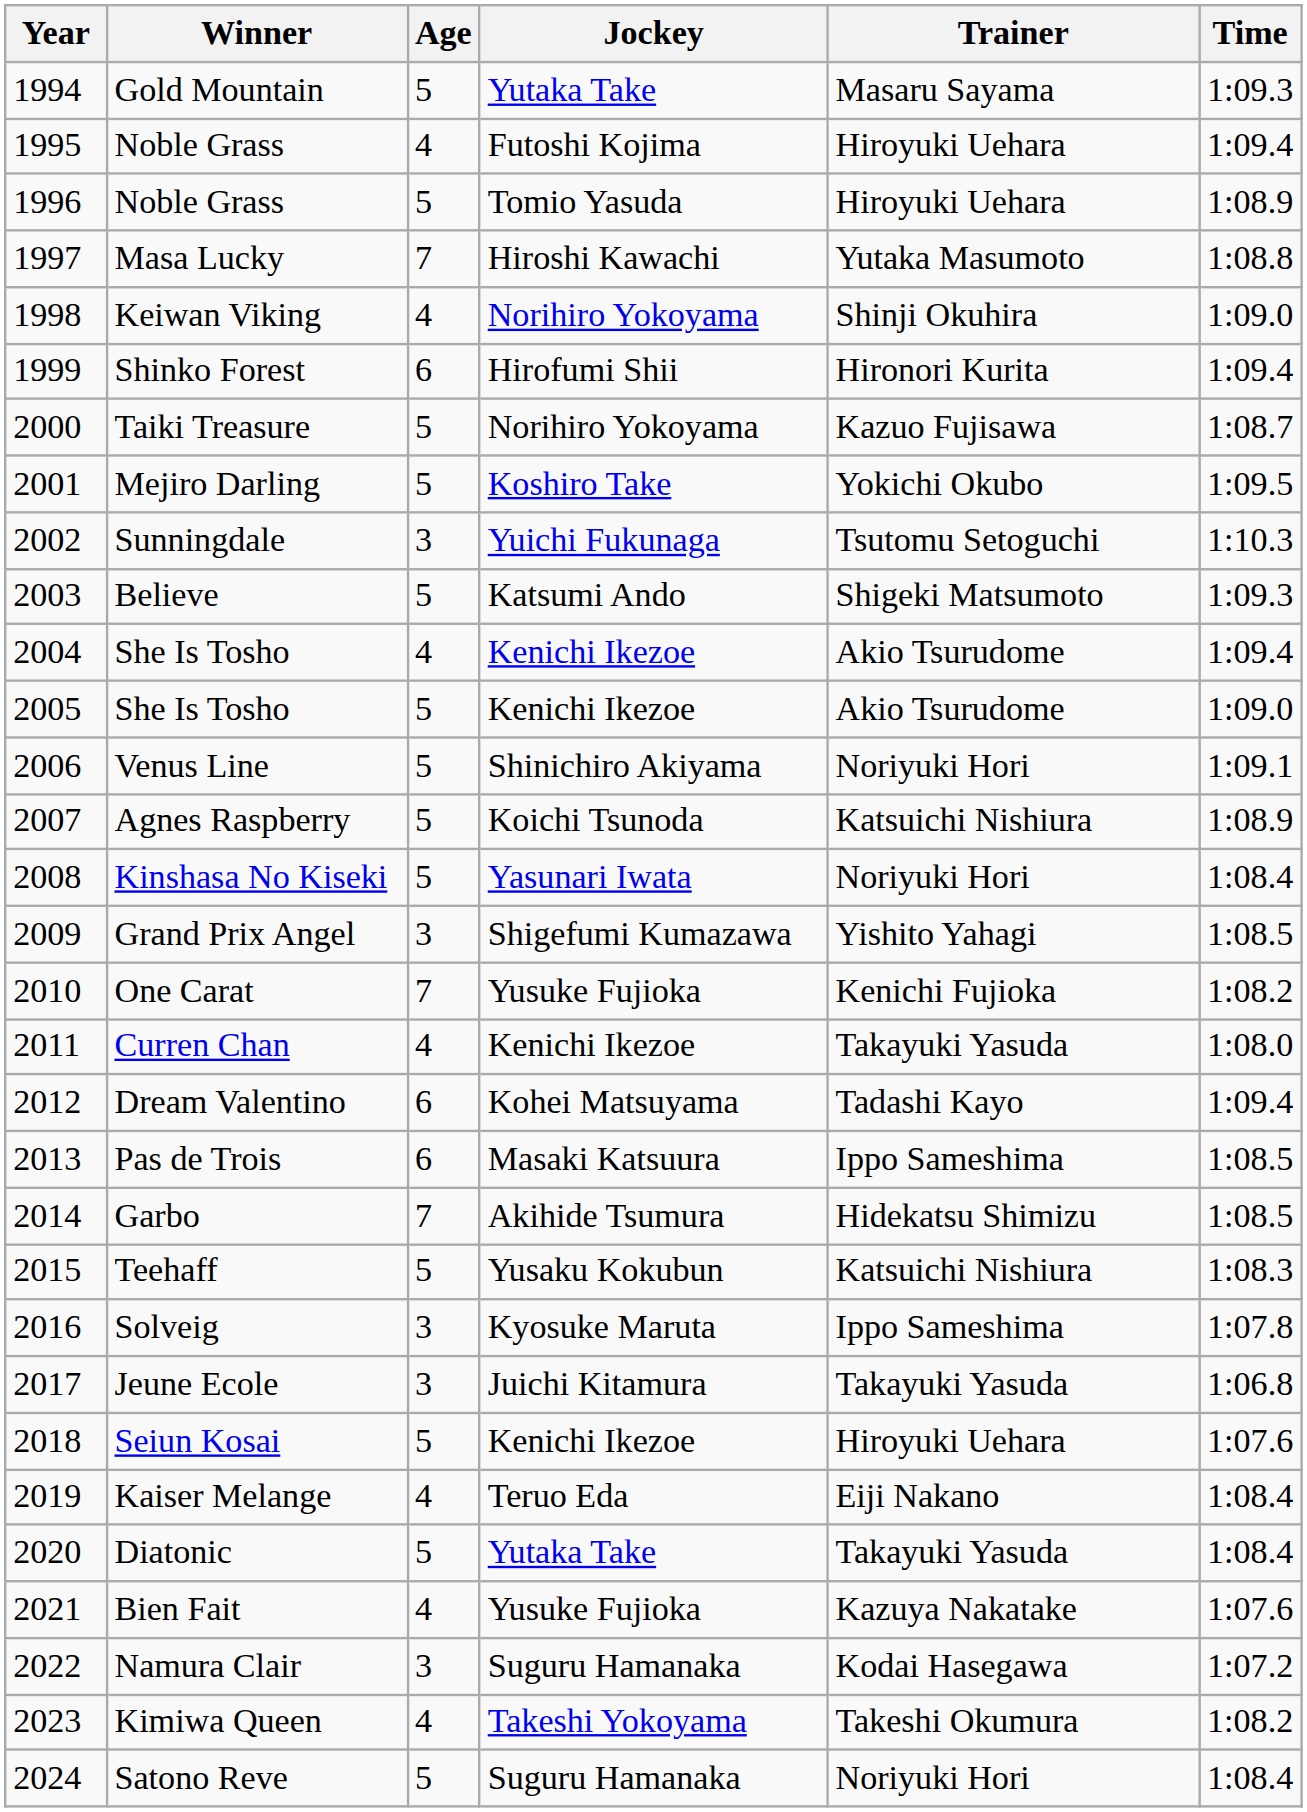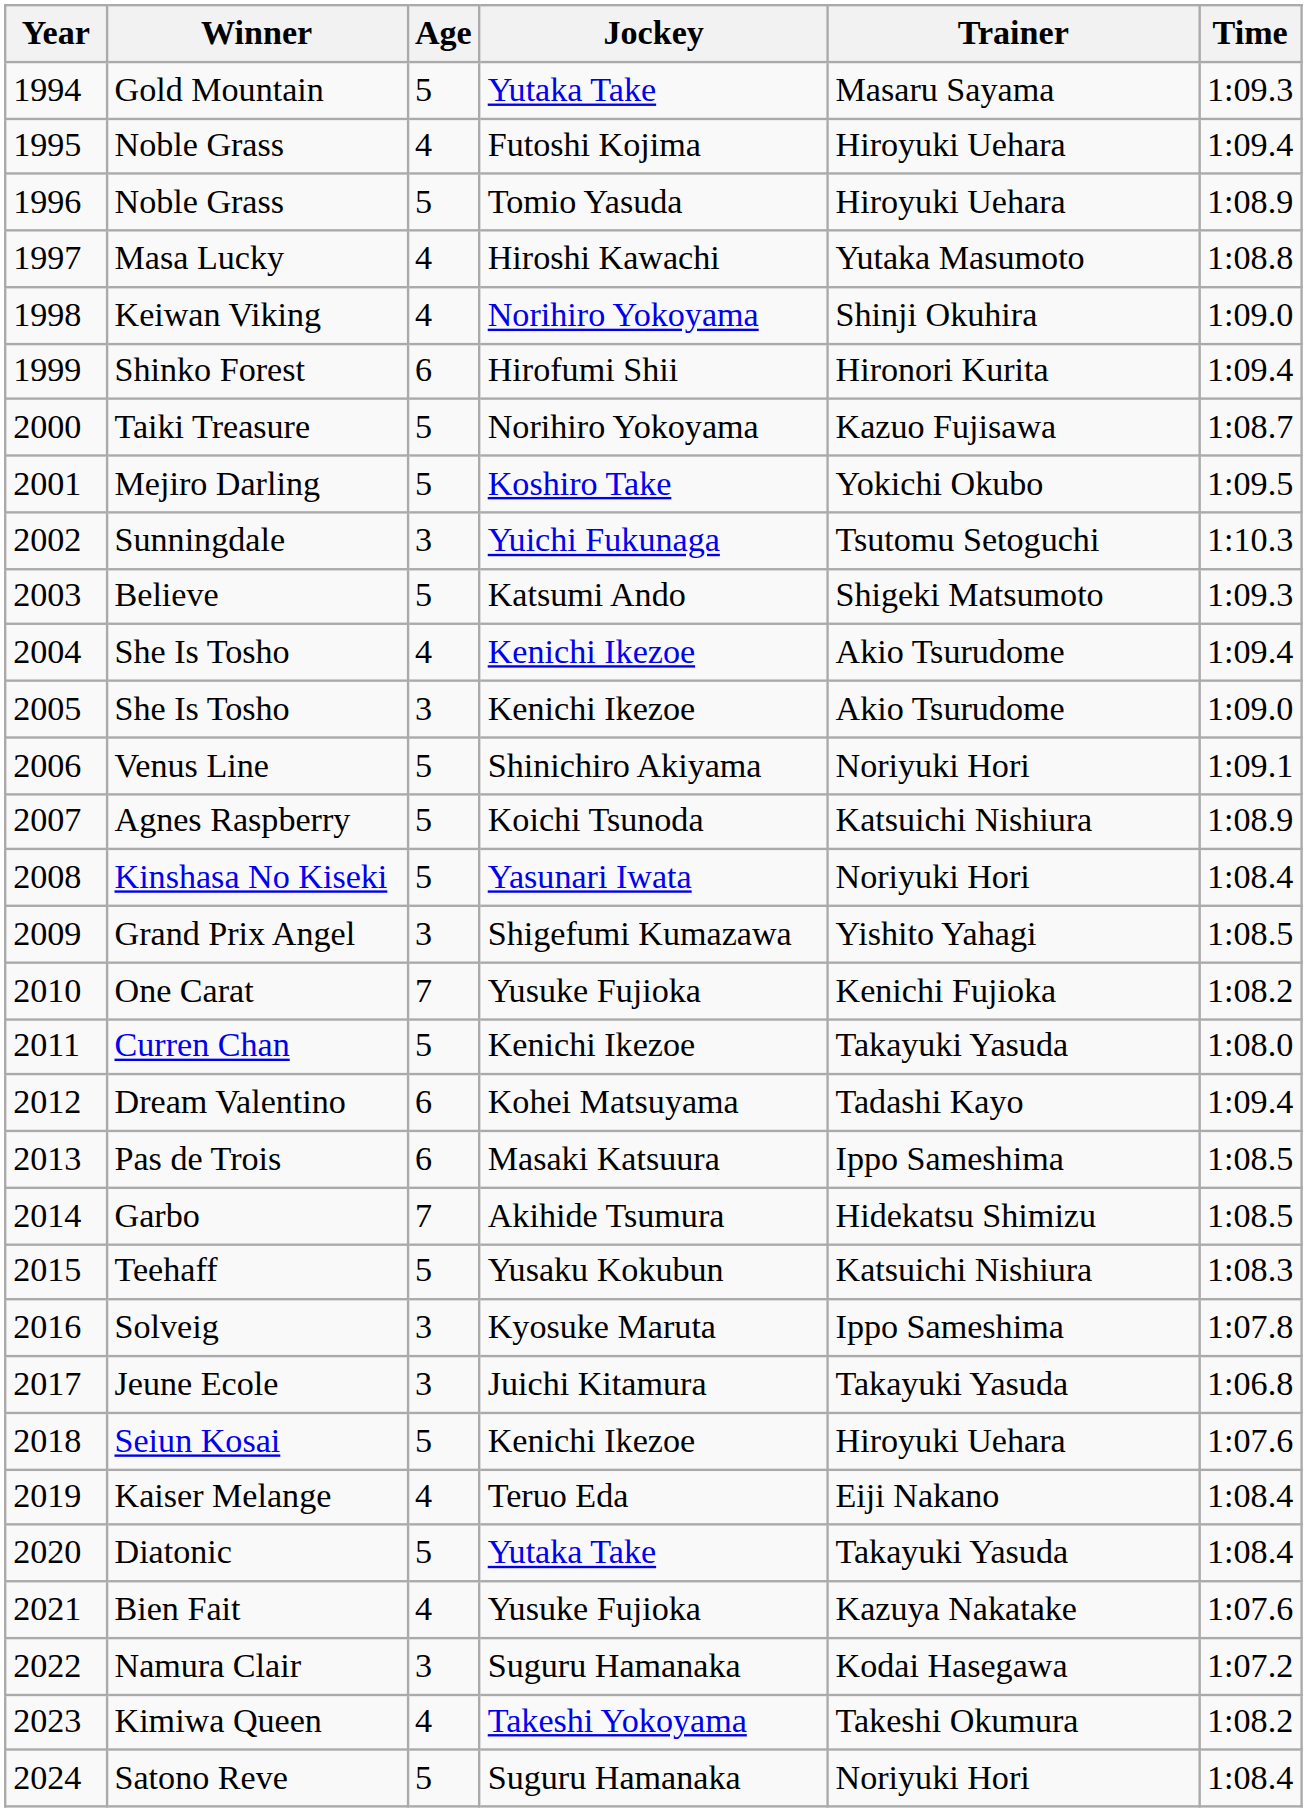(423, 258) 7 -> (423, 258) 4
(423, 708) 5 -> (423, 708) 3
(423, 1046) 4 -> (423, 1046) 5
